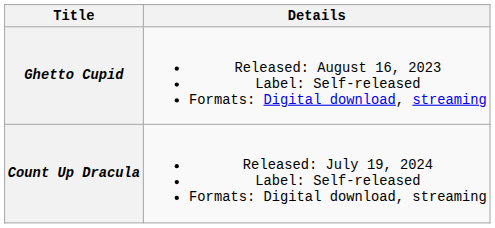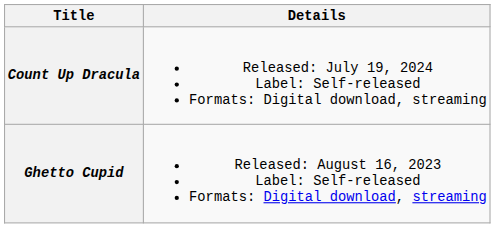rows swapped: (74, 76) <-> (74, 174)
